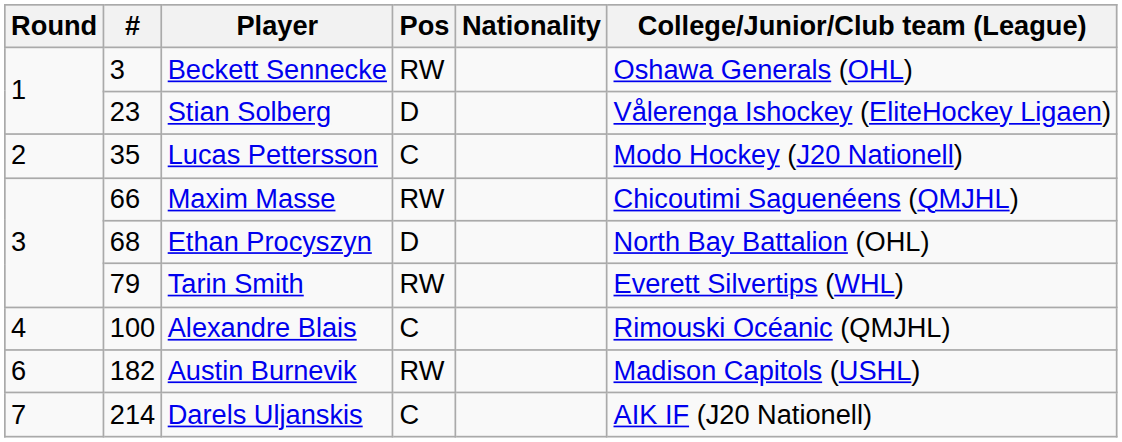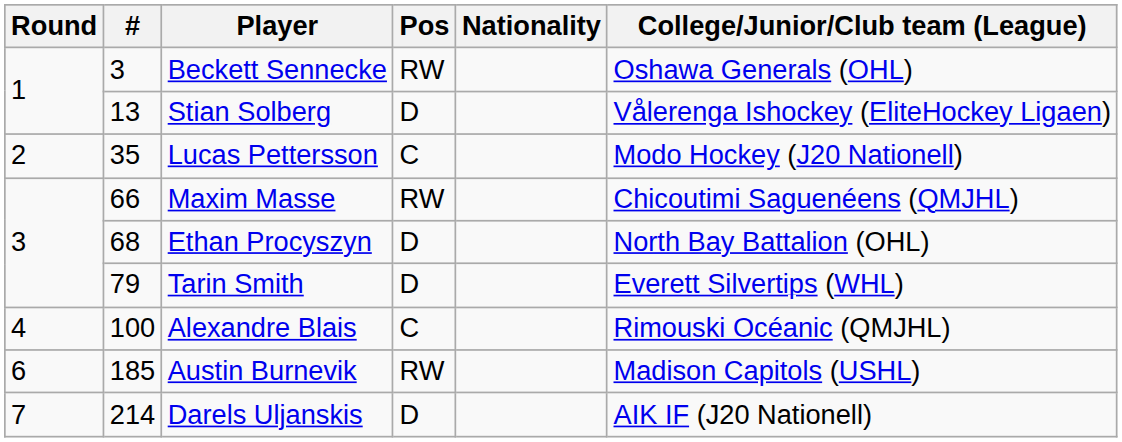(125, 112) 23 -> (125, 112) 13
(422, 284) RW -> (409, 284) D
(132, 371) 182 -> (132, 371) 185
(409, 414) C -> (409, 414) D
